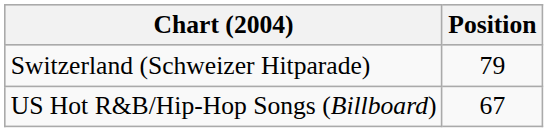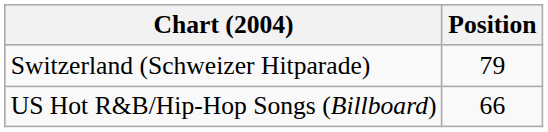(492, 106) 67 -> (492, 106) 66
